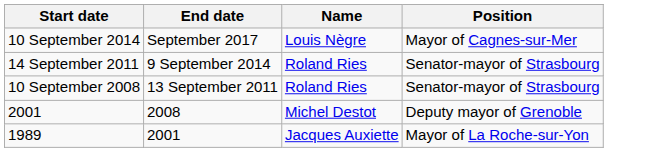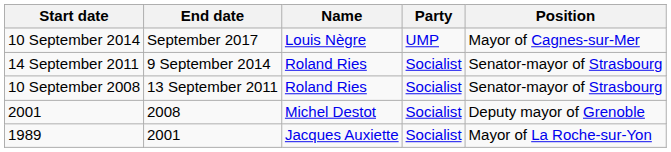+ column: (434, 16)
